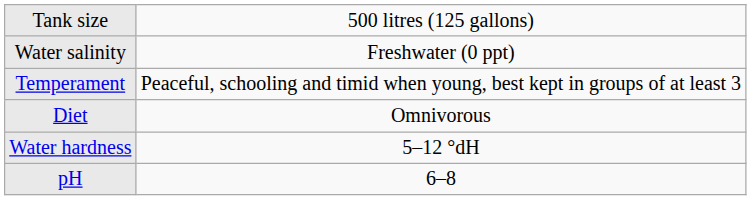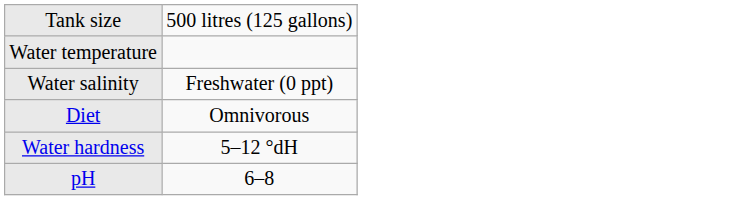+ row: (83, 52)
- row: (70, 83)
